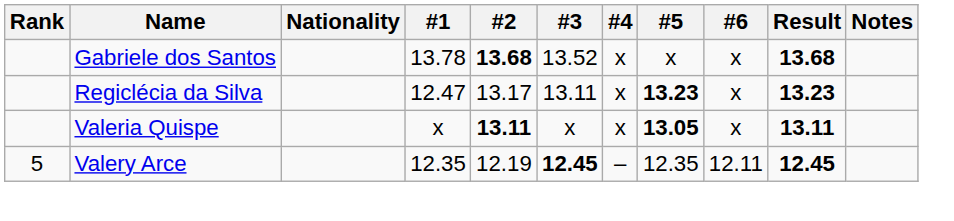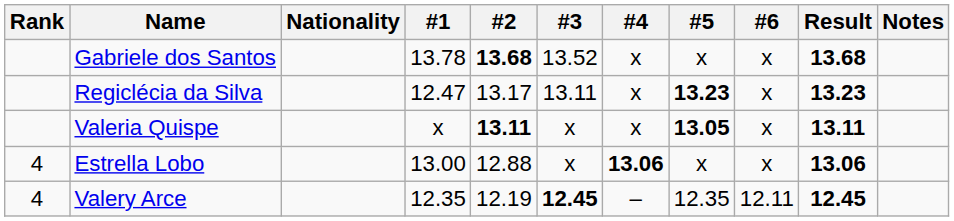+ row: (139, 163)
(37, 163) 5 -> (37, 198) 4
